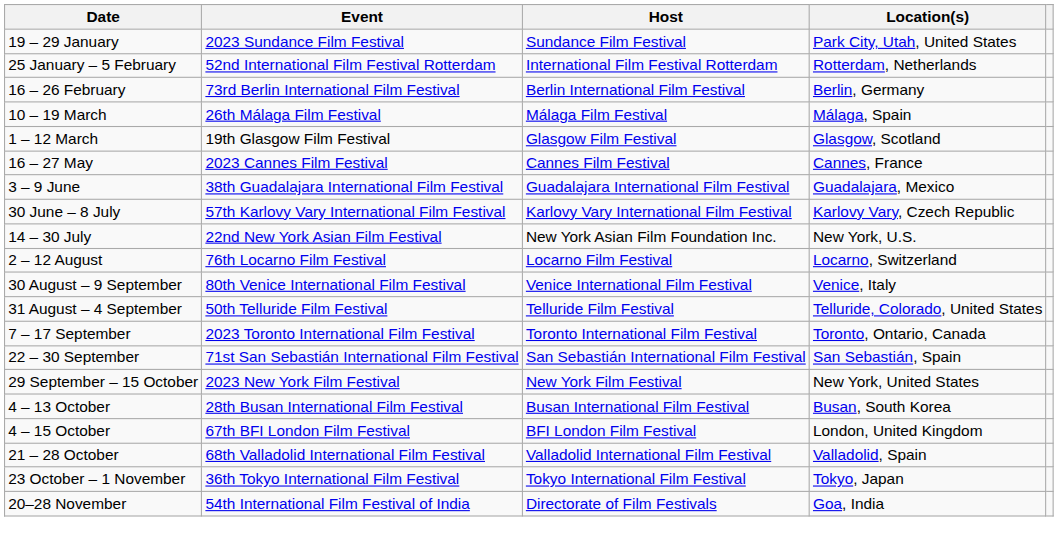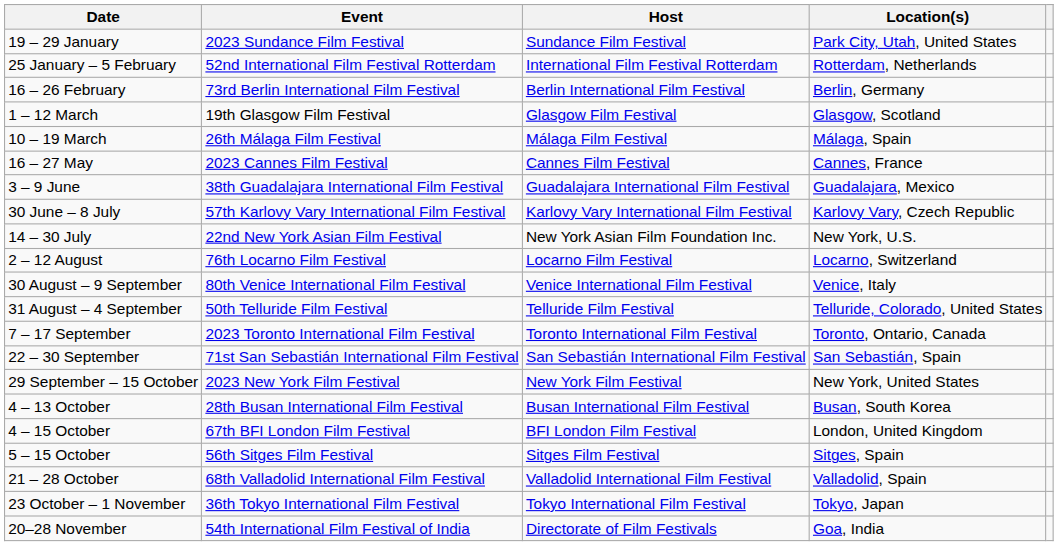rows swapped: (53, 139) <-> (57, 114)
+ row: (59, 455)
